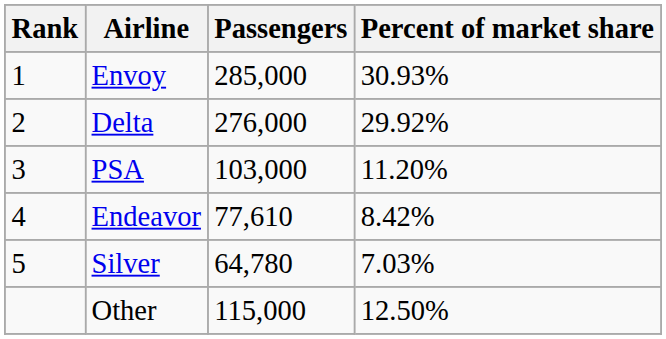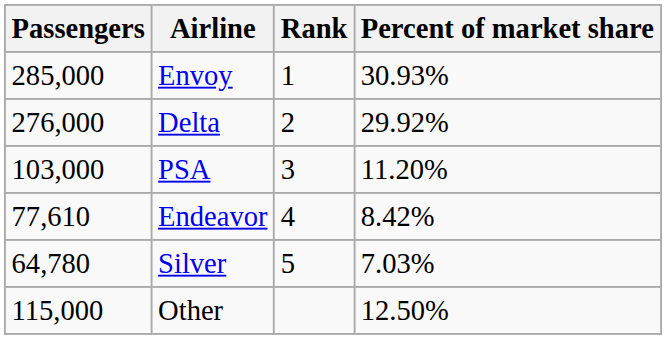columns swapped: (45, 28) <-> (281, 28)
